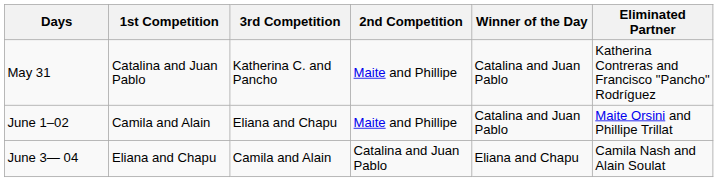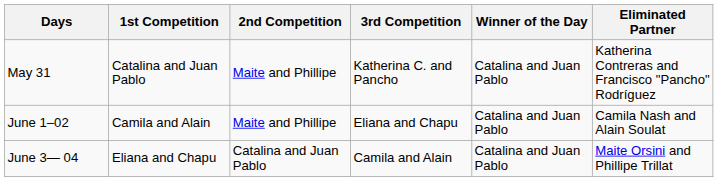columns swapped: (411, 22) <-> (290, 22)
(643, 122) Maite Orsini and Phillipe Trillat -> (646, 122) Camila Nash and Alain Soulat
(527, 158) Eliana and Chapu -> (527, 158) Catalina and Juan Pablo
(646, 158) Camila Nash and Alain Soulat -> (643, 158) Maite Orsini and Phillipe Trillat
